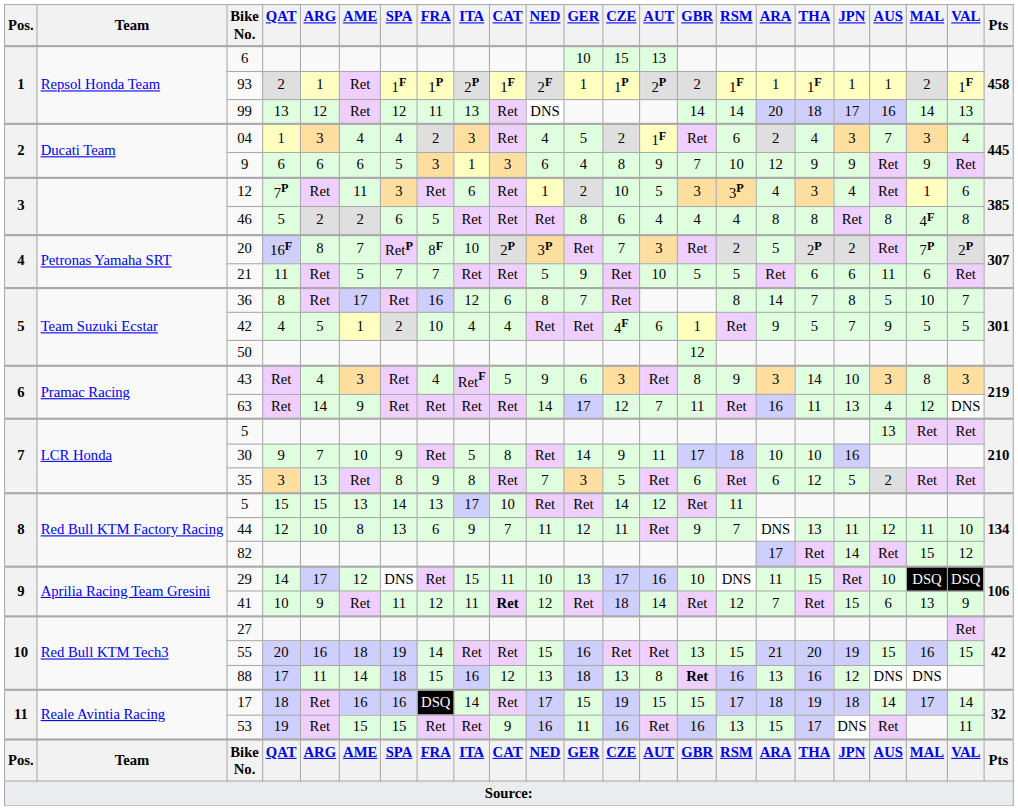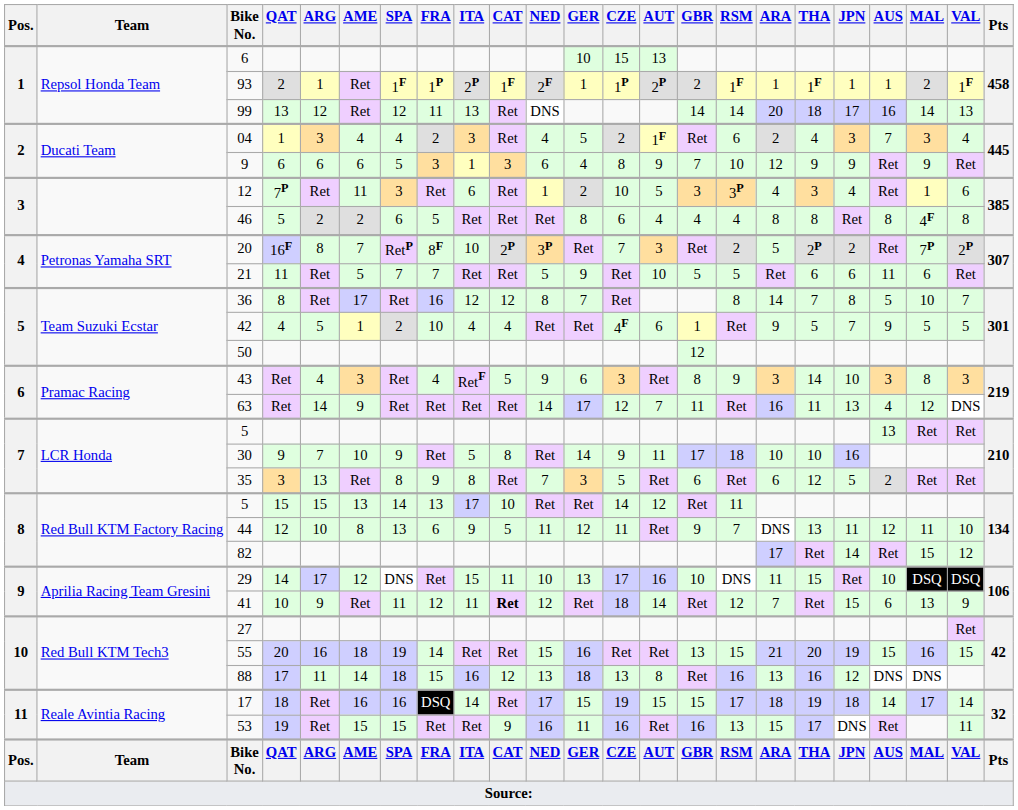(508, 300) 6 -> (508, 300) 12
(508, 529) 7 -> (508, 529) 5
(697, 676) bold -> (697, 676) normal
